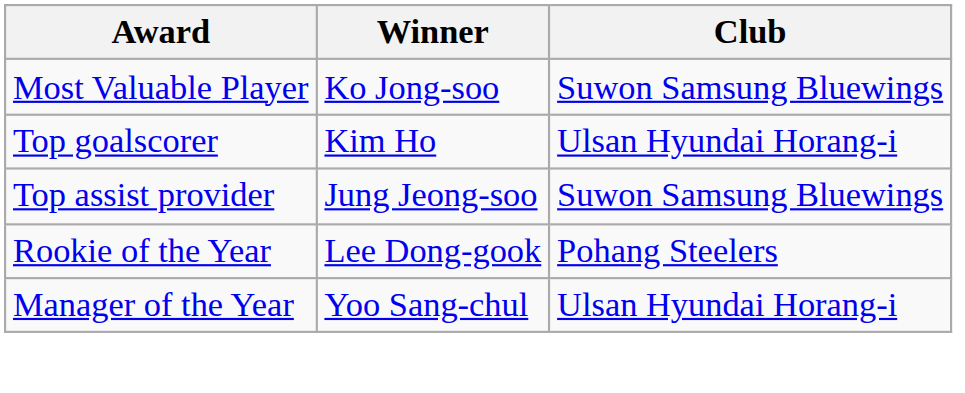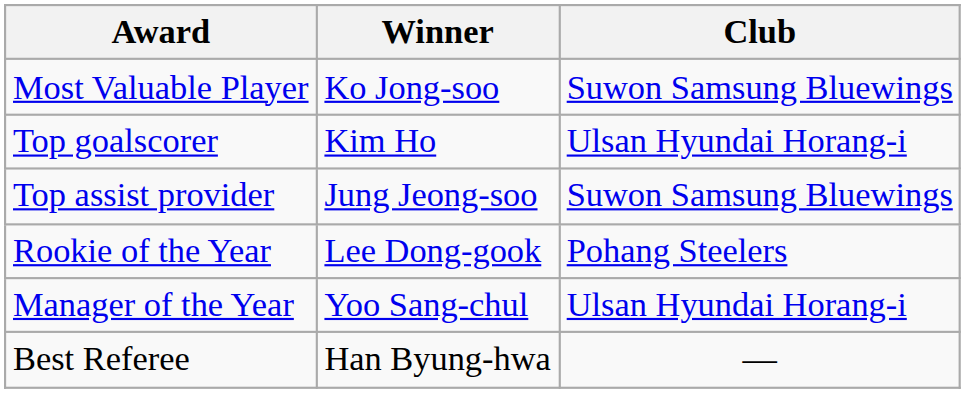+ row: (101, 359)
